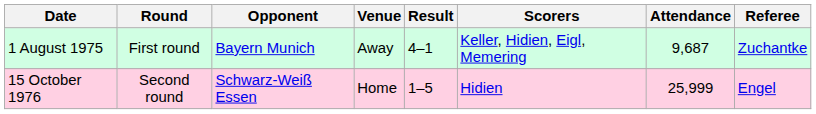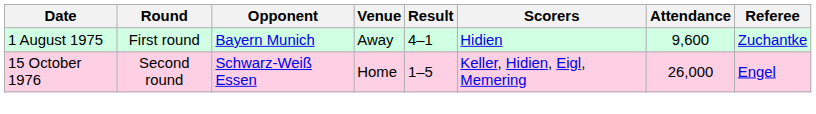(523, 48) Keller, Hidien, Eigl, Memering -> (481, 39) Hidien
(690, 48) 9,687 -> (690, 39) 9,600
(481, 88) Hidien -> (523, 71) Keller, Hidien, Eigl, Memering
(690, 88) 25,999 -> (690, 71) 26,000
